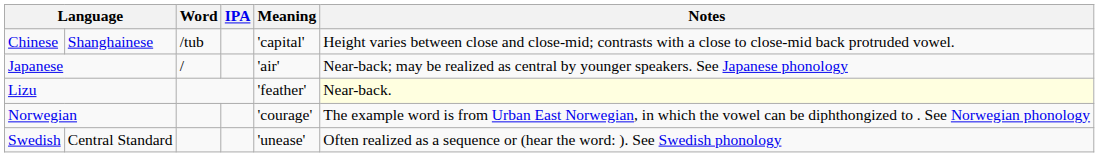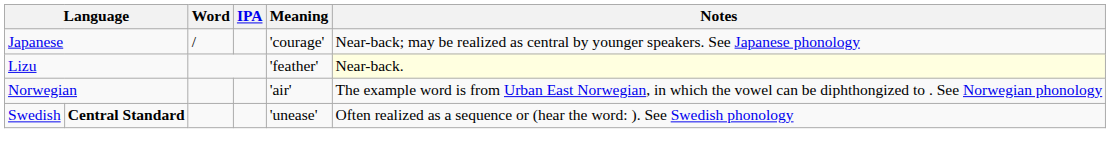- row: (33, 41)
(269, 66) 'air' -> (297, 41) 'courage'
(285, 115) 'courage' -> (281, 90) 'air'
(120, 139) normal -> (126, 115) bold
